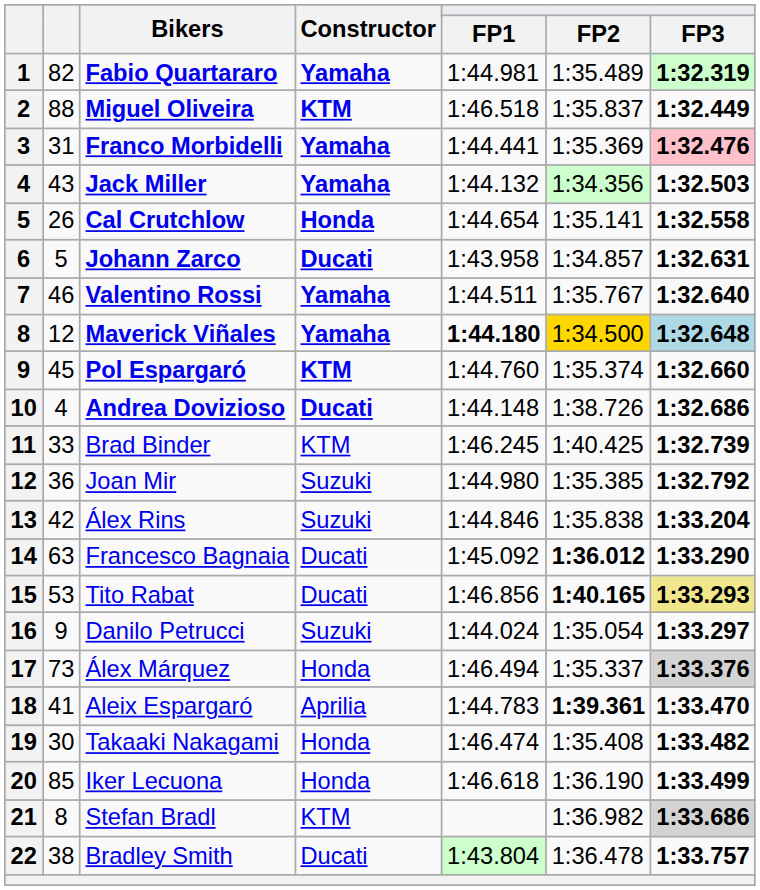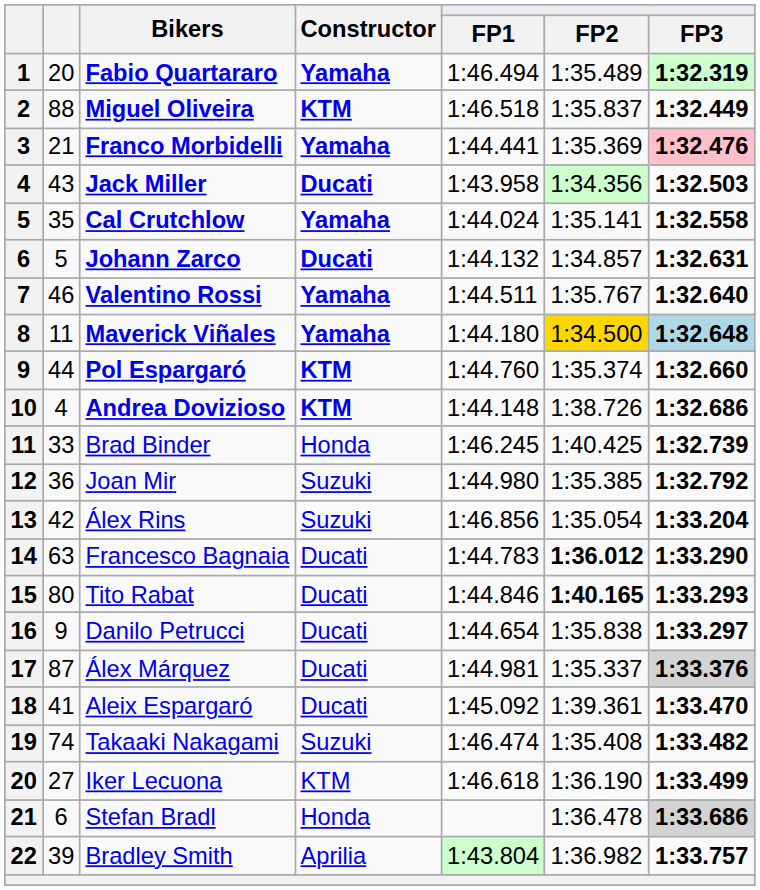(61, 72) 82 -> (61, 72) 20
(493, 72) 1:44.981 -> (493, 72) 1:46.494
(61, 146) 31 -> (61, 146) 21
(345, 184) Yamaha -> (337, 184) Ducati
(493, 184) 1:44.132 -> (493, 184) 1:43.958
(61, 221) 26 -> (61, 221) 35
(337, 221) Honda -> (345, 221) Yamaha
(493, 221) 1:44.654 -> (493, 221) 1:44.024
(493, 258) 1:43.958 -> (493, 258) 1:44.132
(61, 333) 12 -> (61, 333) 11
(494, 333) bold -> (493, 333) normal
(61, 370) 45 -> (61, 370) 44
(337, 407) Ducati -> (326, 407) KTM
(326, 445) KTM -> (335, 445) Honda
(493, 519) 1:44.846 -> (493, 519) 1:46.856
(598, 519) 1:35.838 -> (596, 519) 1:35.054
(493, 557) 1:45.092 -> (493, 557) 1:44.783
(61, 594) 53 -> (61, 594) 80
(493, 594) 1:46.856 -> (493, 594) 1:44.846
(703, 594) khaki background -> (702, 594) no background
(336, 631) Suzuki -> (334, 631) Ducati
(493, 631) 1:44.024 -> (493, 631) 1:44.654
(598, 631) 1:35.054 -> (596, 631) 1:35.838
(61, 668) 73 -> (61, 668) 87
(335, 668) Honda -> (334, 668) Ducati
(493, 668) 1:46.494 -> (493, 668) 1:44.981
(333, 706) Aprilia -> (334, 706) Ducati
(493, 706) 1:44.783 -> (493, 706) 1:45.092
(598, 706) bold -> (596, 706) normal
(61, 743) 30 -> (61, 743) 74
(335, 743) Honda -> (336, 743) Suzuki
(61, 780) 85 -> (61, 780) 27
(335, 780) Honda -> (326, 780) KTM
(61, 818) 8 -> (61, 818) 6
(326, 818) KTM -> (335, 818) Honda
(598, 818) 1:36.982 -> (596, 818) 1:36.478
(61, 855) 38 -> (61, 855) 39
(334, 855) Ducati -> (333, 855) Aprilia
(598, 855) 1:36.478 -> (596, 855) 1:36.982
